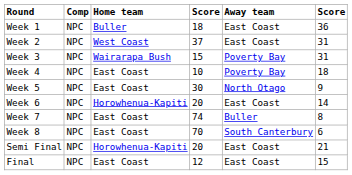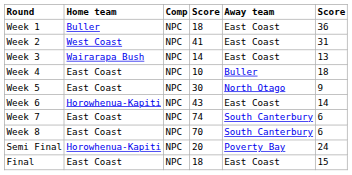columns swapped: (78, 12) <-> (118, 12)
(198, 42) 37 -> (198, 42) 41
(198, 57) 15 -> (198, 57) 14
(255, 57) Poverty Bay -> (252, 57) East Coast
(323, 57) 31 -> (323, 57) 13
(255, 72) Poverty Bay -> (241, 72) Buller
(198, 102) 20 -> (198, 102) 43
(241, 117) Buller -> (269, 117) South Canterbury
(320, 117) 8 -> (320, 117) 6
(252, 147) East Coast -> (255, 147) Poverty Bay
(323, 147) 21 -> (323, 147) 24
(198, 162) 12 -> (198, 162) 18
